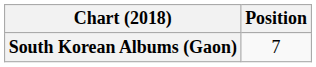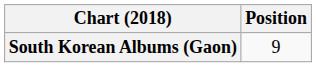(276, 47) 7 -> (276, 47) 9
